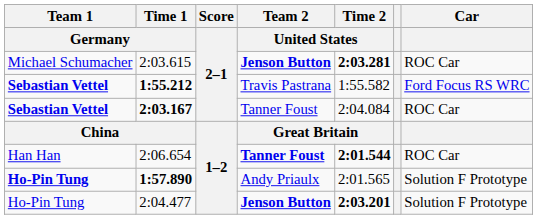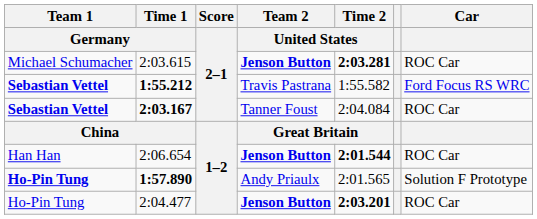(282, 156) Tanner Foust -> (286, 156) Jenson Button
(466, 202) Solution F Prototype -> (432, 202) ROC Car
